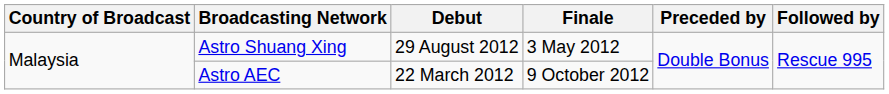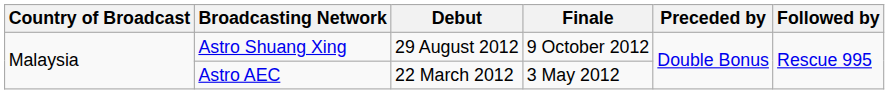(573, 46) 3 May 2012 -> (588, 46) 9 October 2012
(588, 74) 9 October 2012 -> (573, 74) 3 May 2012
